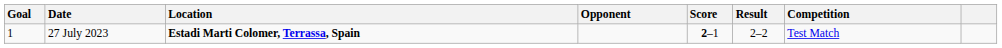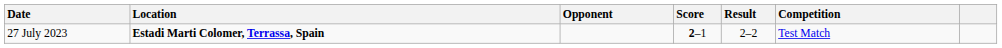- column: (19, 14)
